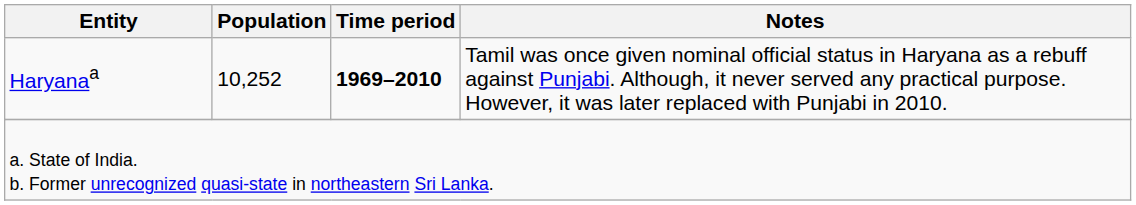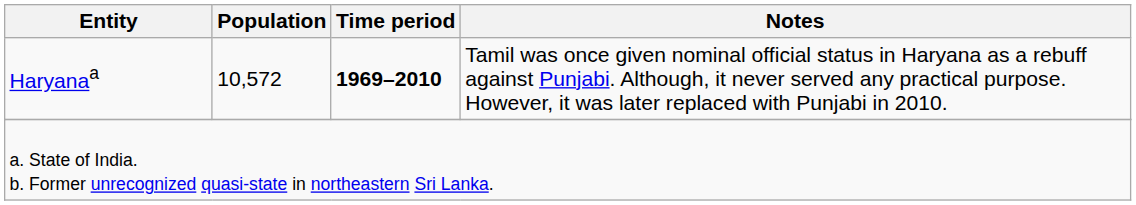(250, 78) 10,252 -> (250, 78) 10,572
